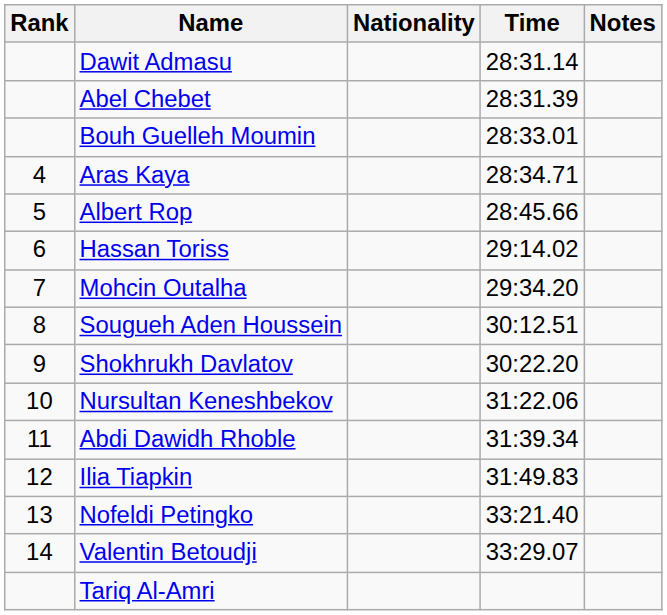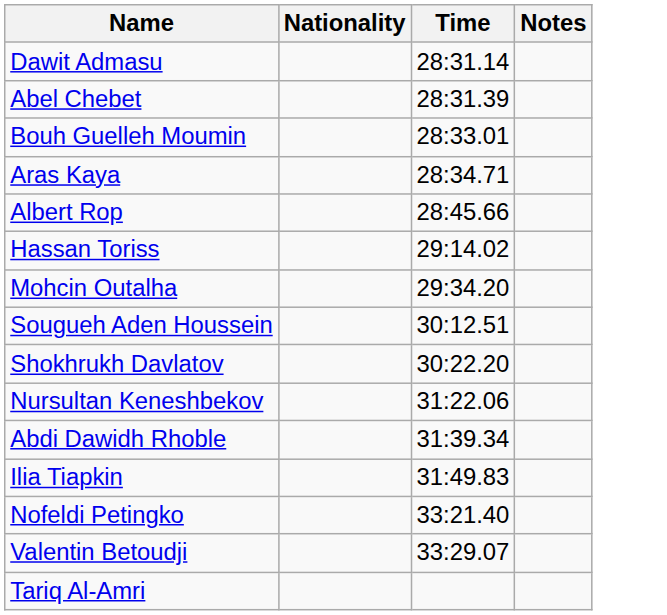- column: (39, 23)
